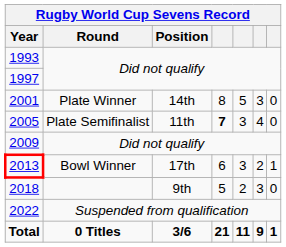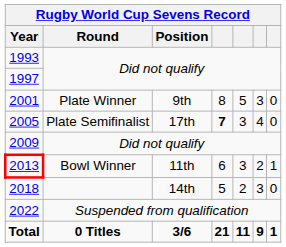(182, 100) 14th -> (182, 100) 9th
(182, 121) 11th -> (182, 121) 17th
(182, 166) 17th -> (182, 166) 11th
(182, 188) 9th -> (182, 188) 14th
